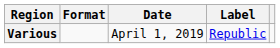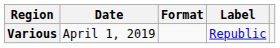columns swapped: (157, 14) <-> (84, 14)
